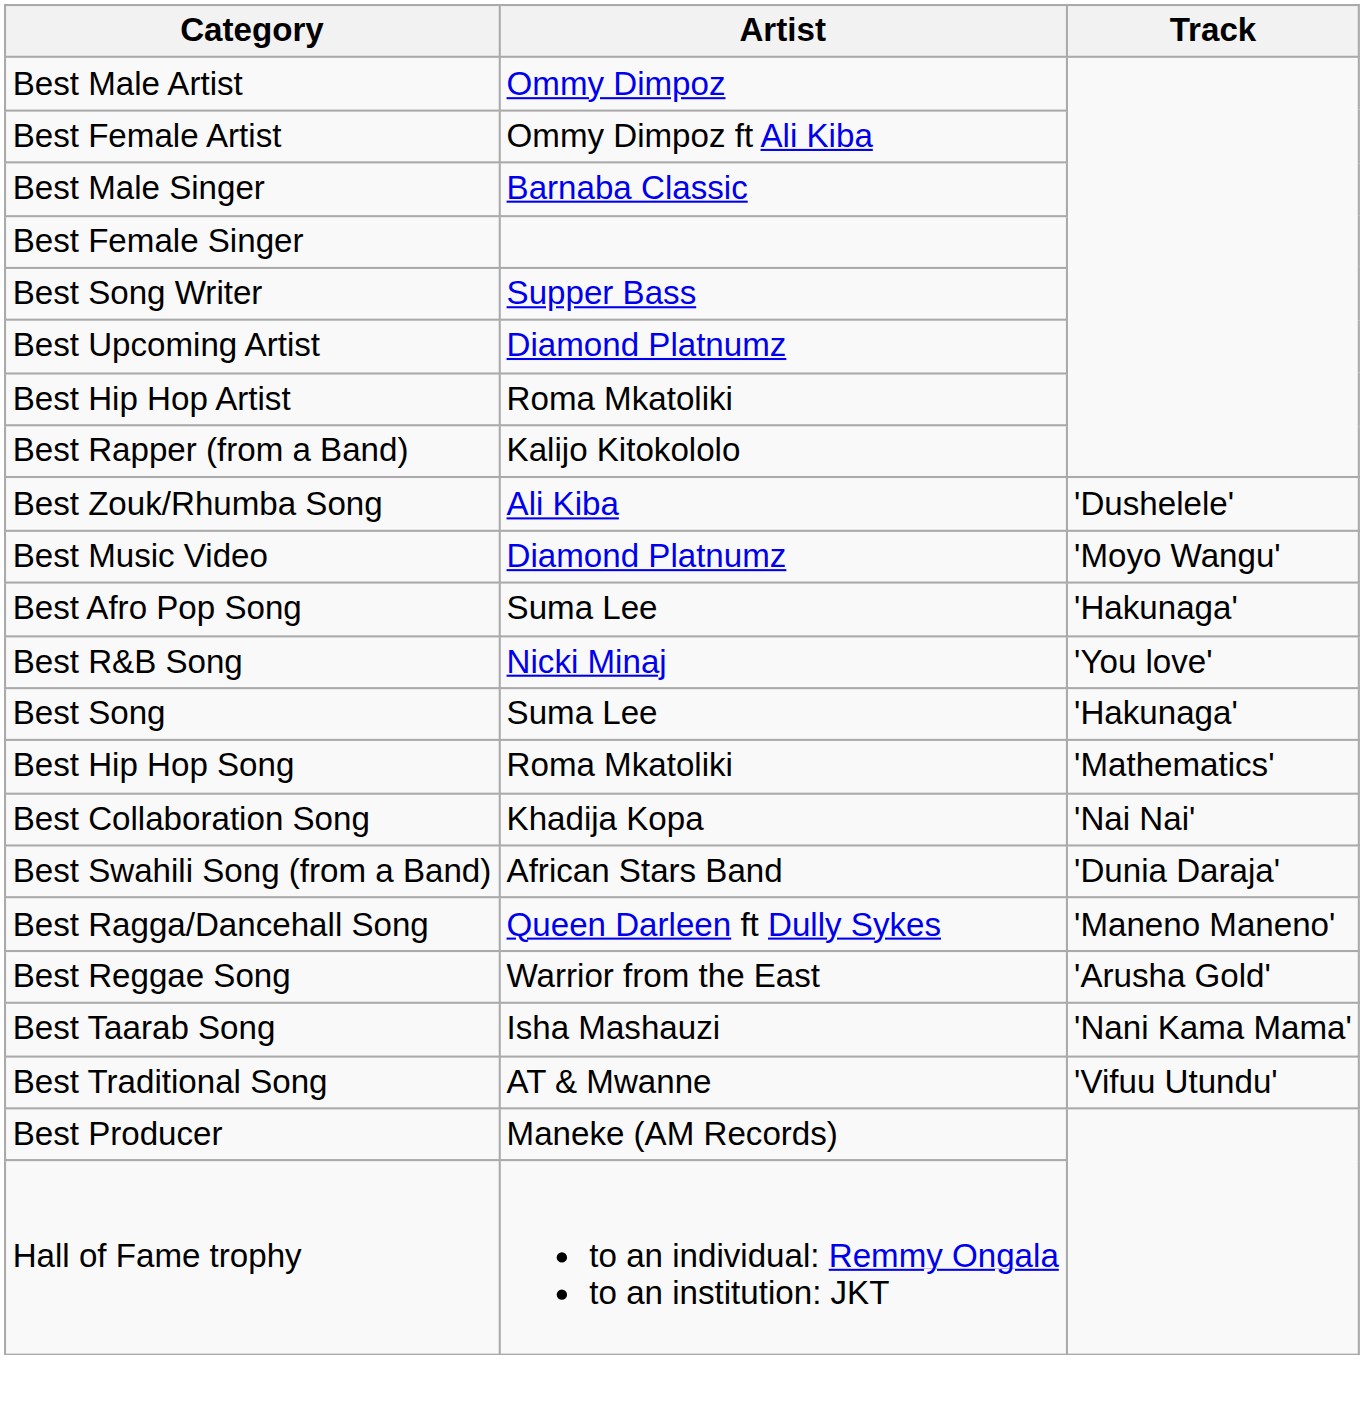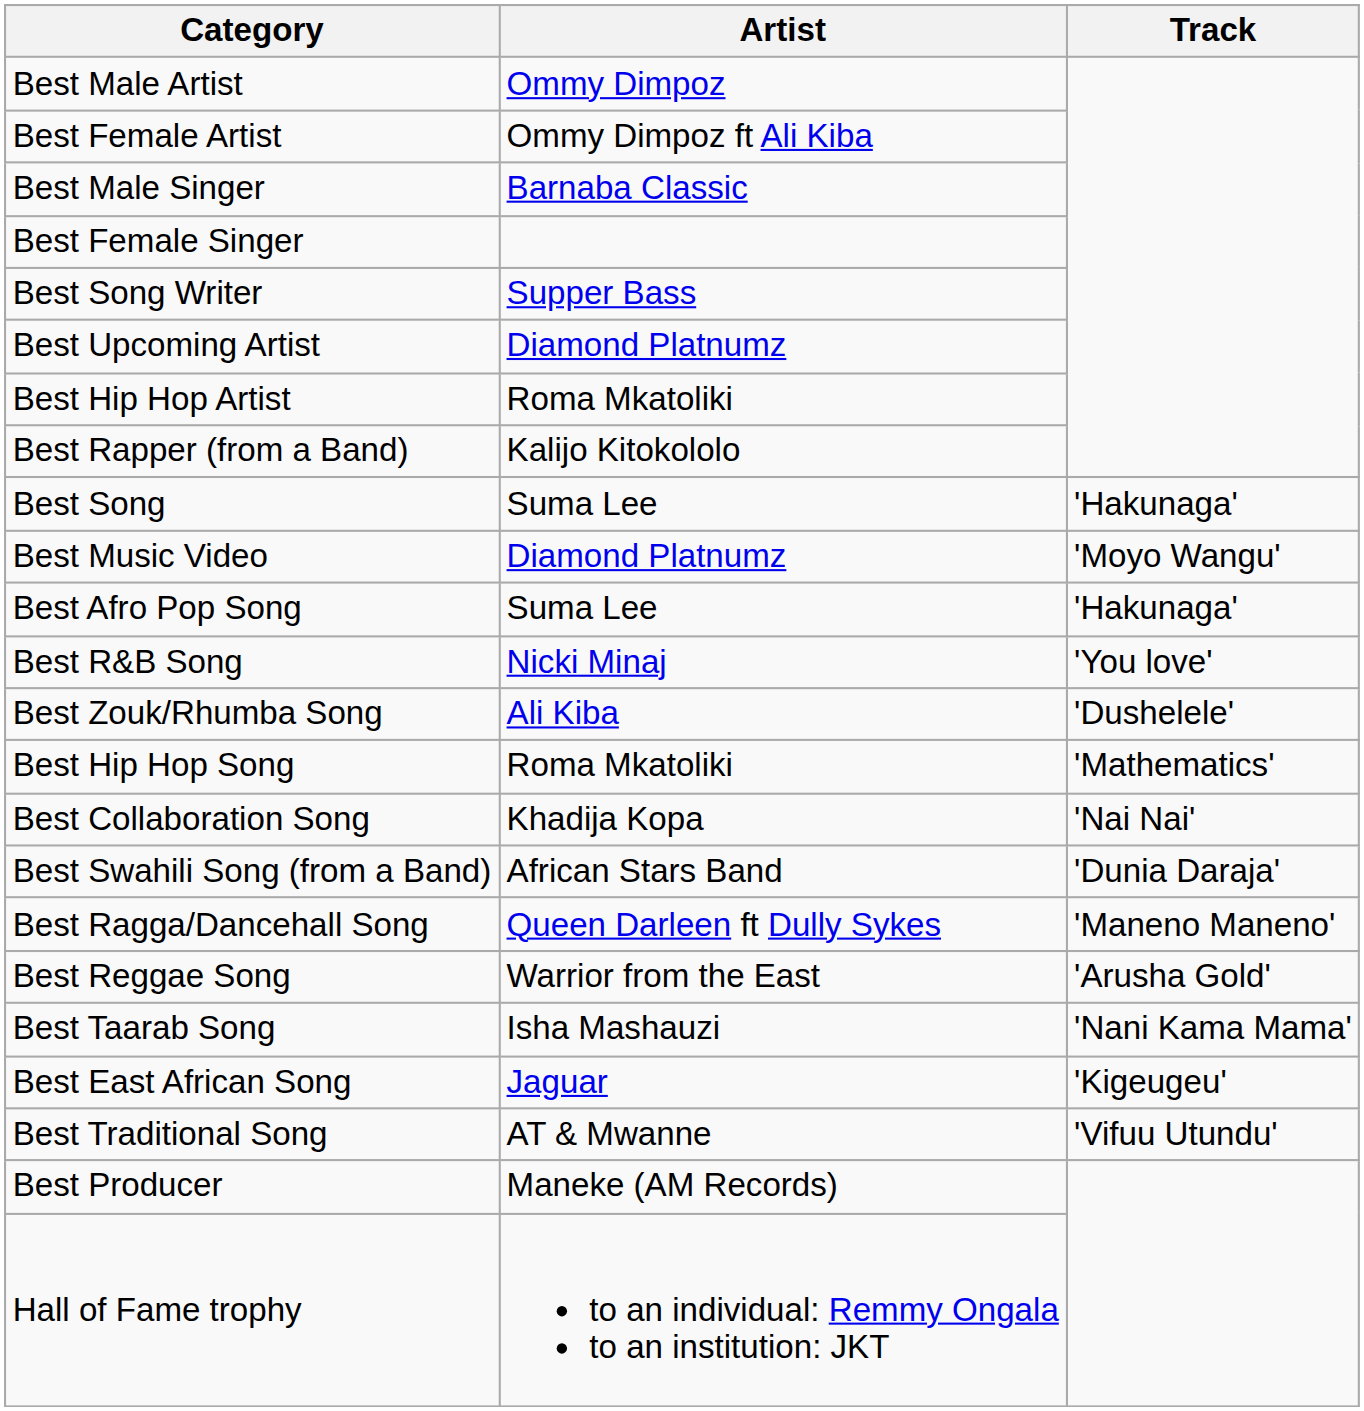rows swapped: (89, 713) <-> (198, 503)
+ row: (182, 1081)
